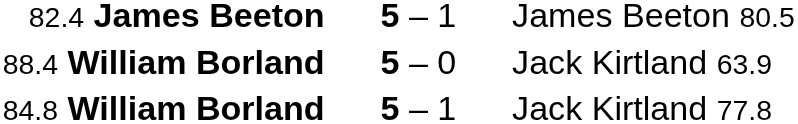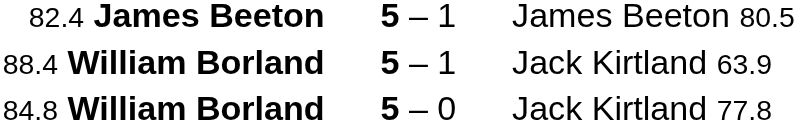(418, 62) 5 – 0 -> (418, 62) 5 – 1
(418, 109) 5 – 1 -> (418, 109) 5 – 0
